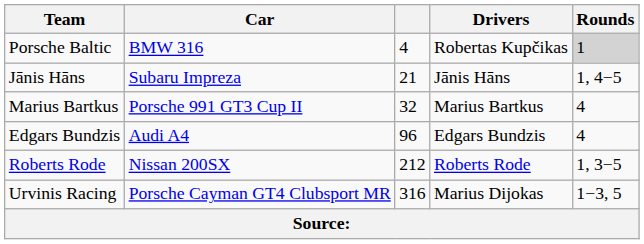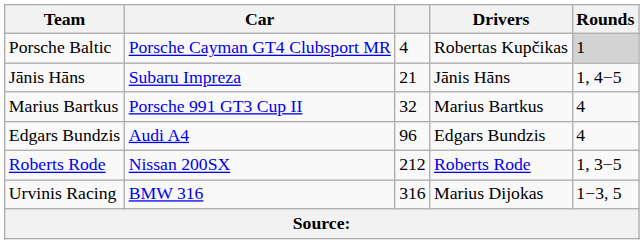(166, 47) BMW 316 -> (260, 47) Porsche Cayman GT4 Clubsport MR
(260, 193) Porsche Cayman GT4 Clubsport MR -> (166, 193) BMW 316
